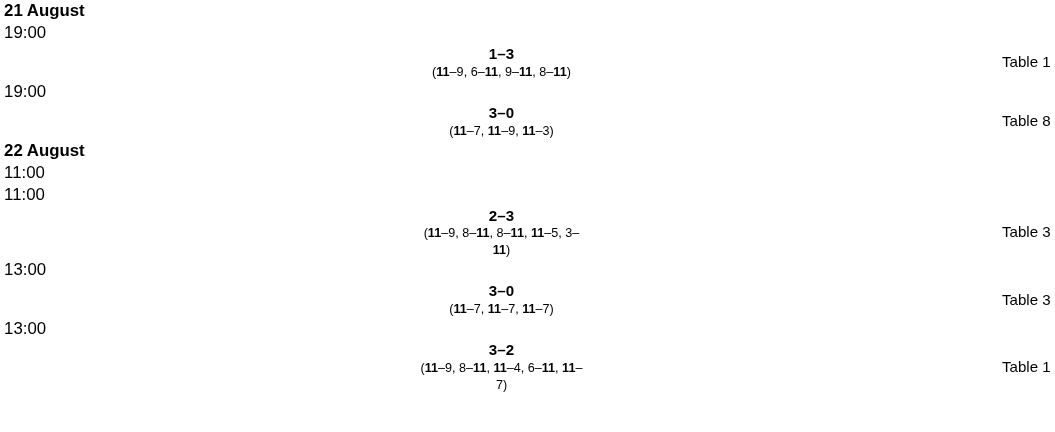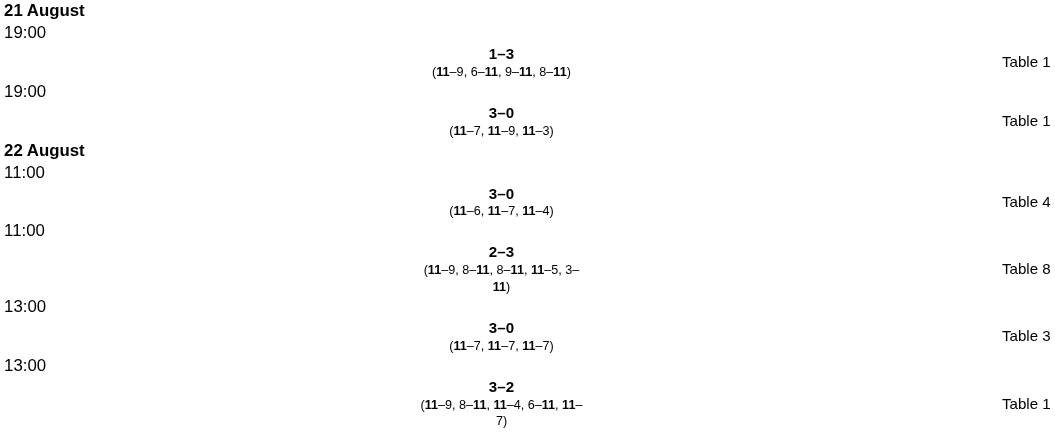(1026, 121) Table 8 -> (1026, 121) Table 1
+ row: (210, 202)
(1026, 232) Table 3 -> (1026, 269) Table 8
